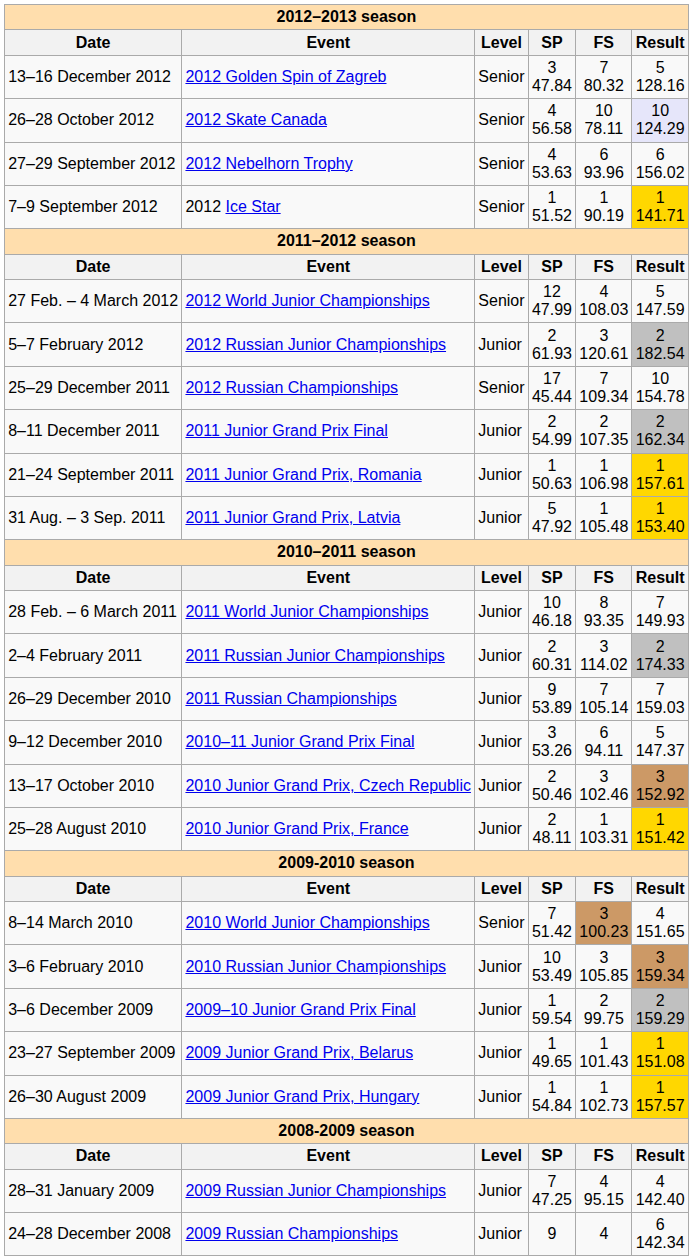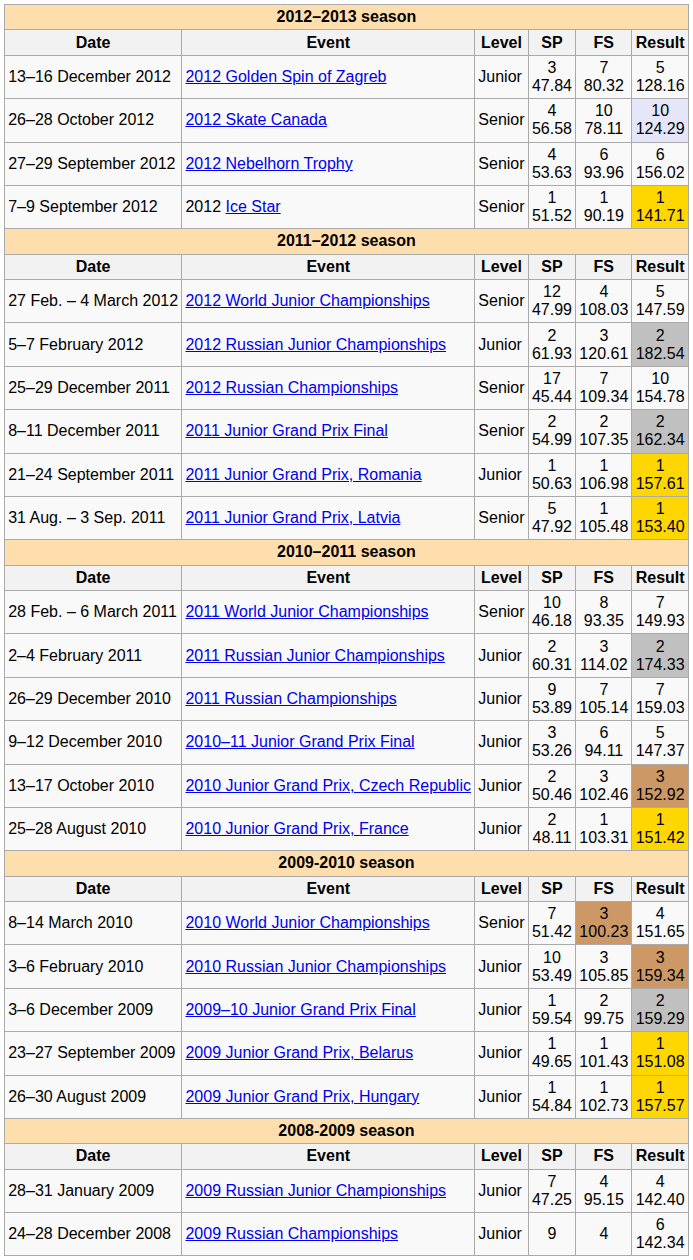(501, 76) Senior -> (500, 76) Junior
(500, 431) Junior -> (501, 431) Senior
(500, 518) Junior -> (501, 518) Senior
(500, 612) Junior -> (501, 612) Senior
